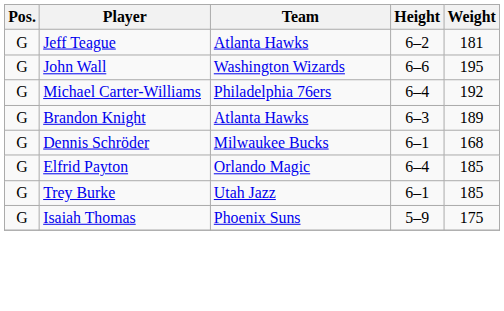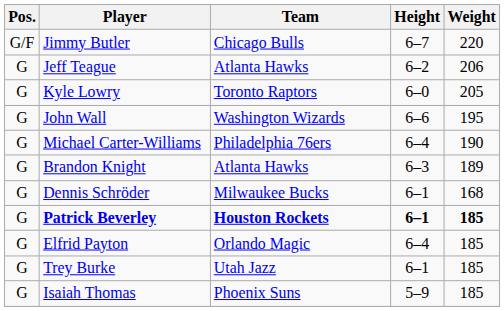+ row: (87, 42)
(472, 42) 181 -> (472, 67) 206
+ row: (82, 92)
(472, 92) 192 -> (472, 142) 190
+ row: (100, 218)
(472, 218) 175 -> (472, 293) 185
